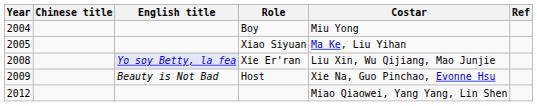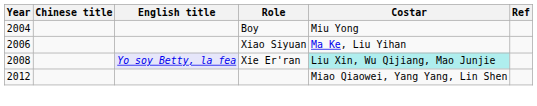(19, 45) 2005 -> (19, 45) 2006
(403, 61) no background -> (403, 61) paleturquoise background
- row: (253, 77)
